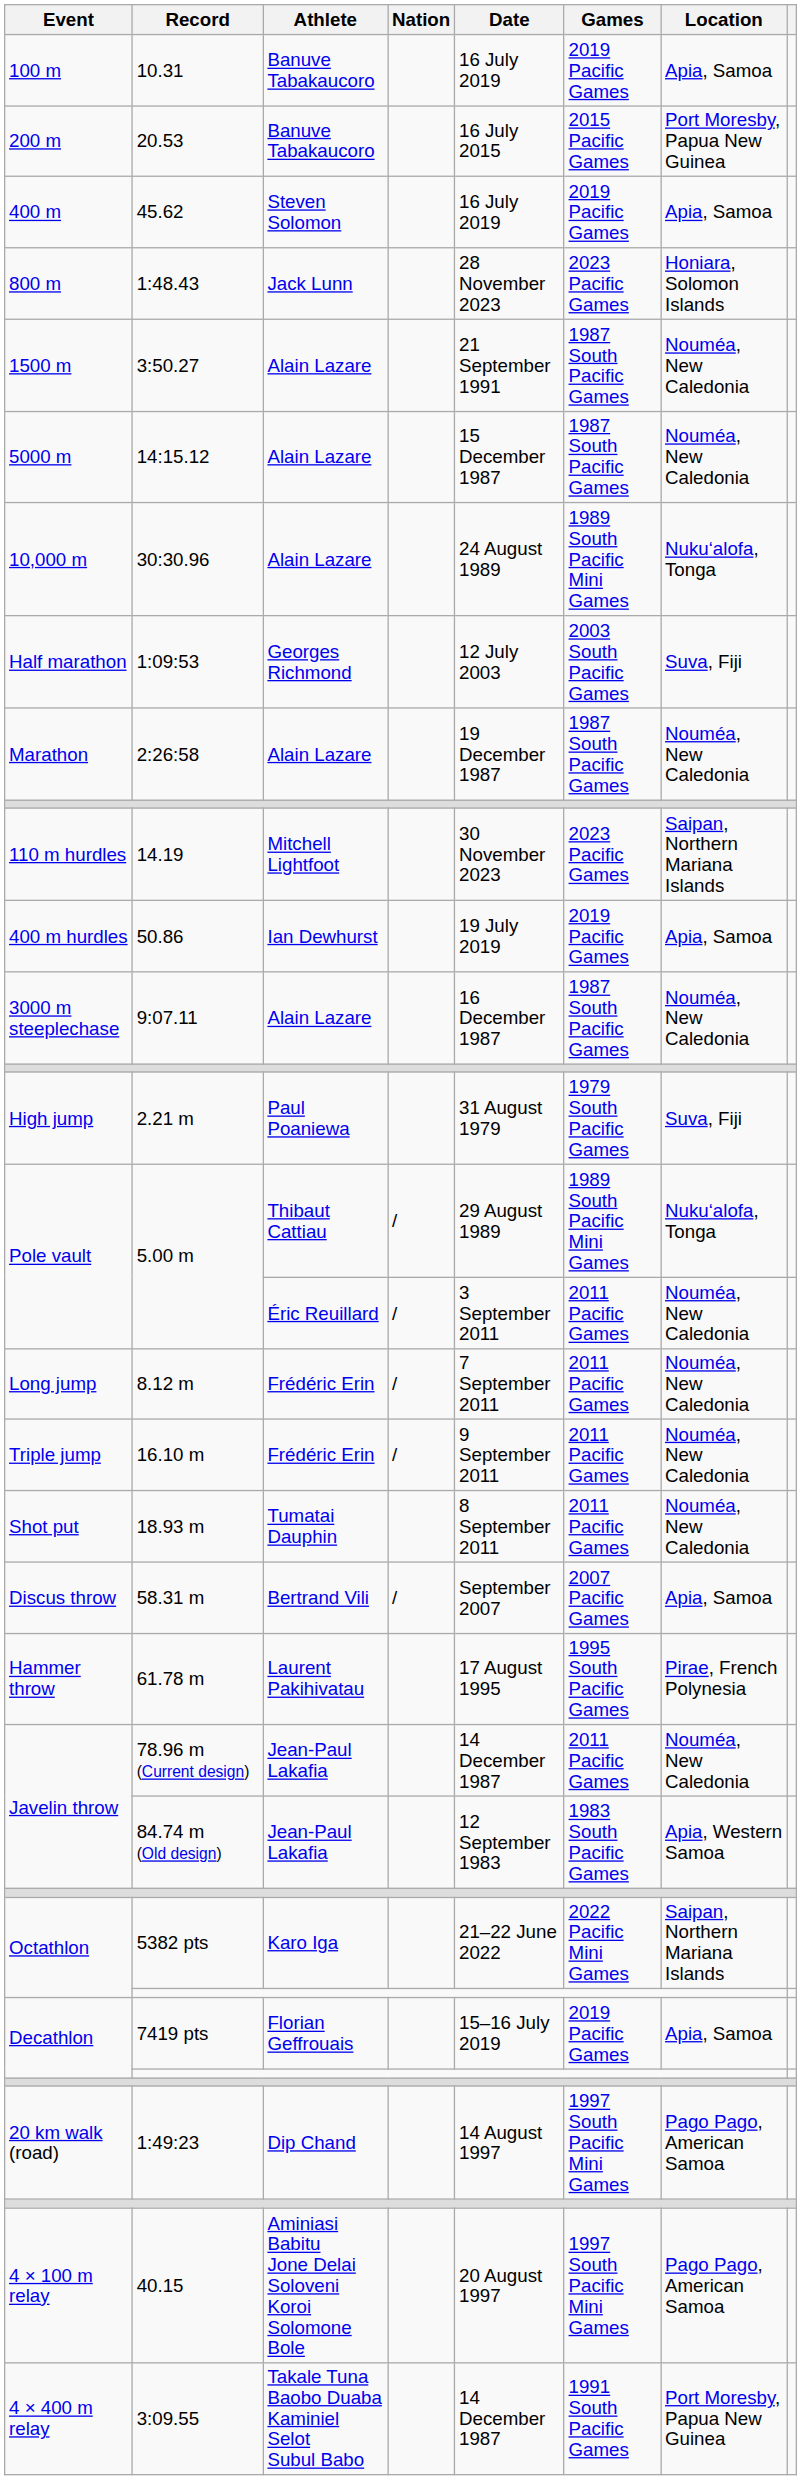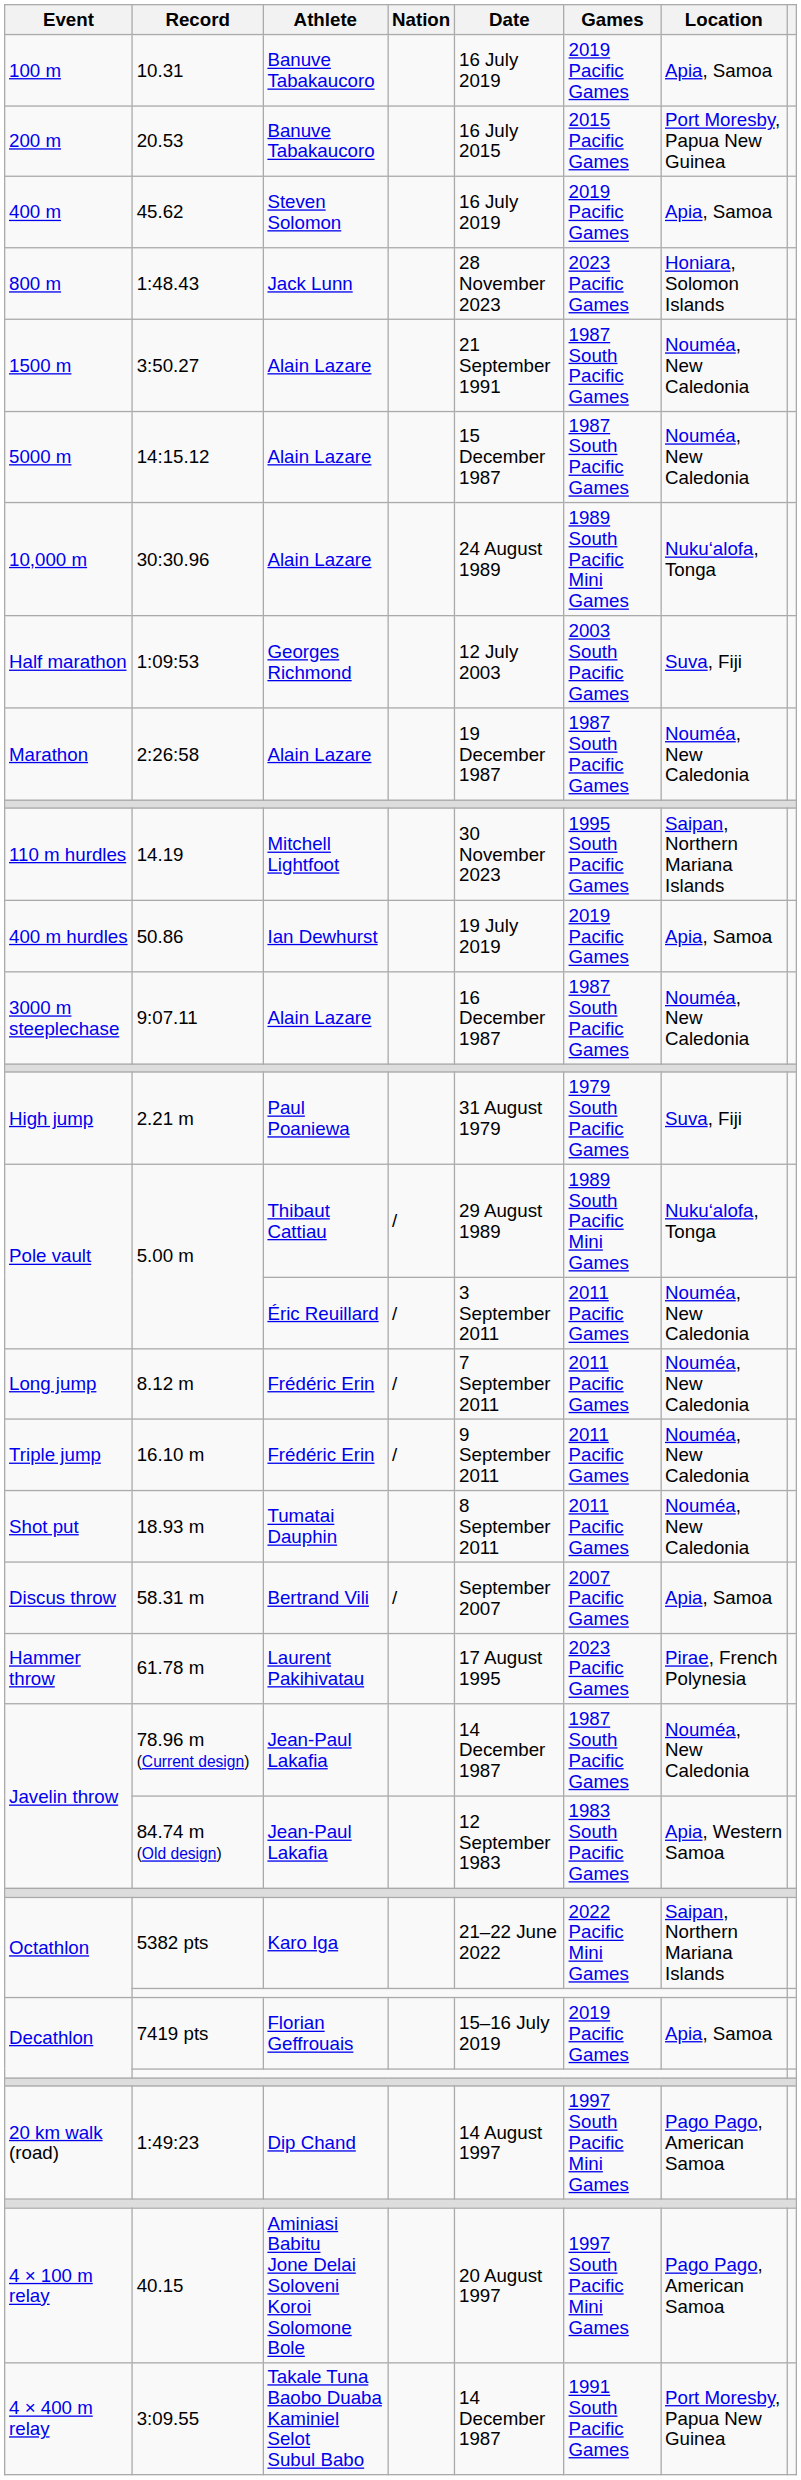(599, 855) 2023 Pacific Games -> (599, 855) 1995 South Pacific Games
(599, 1679) 1995 South Pacific Games -> (599, 1669) 2023 Pacific Games
(599, 1761) 2011 Pacific Games -> (599, 1750) 1987 South Pacific Games
